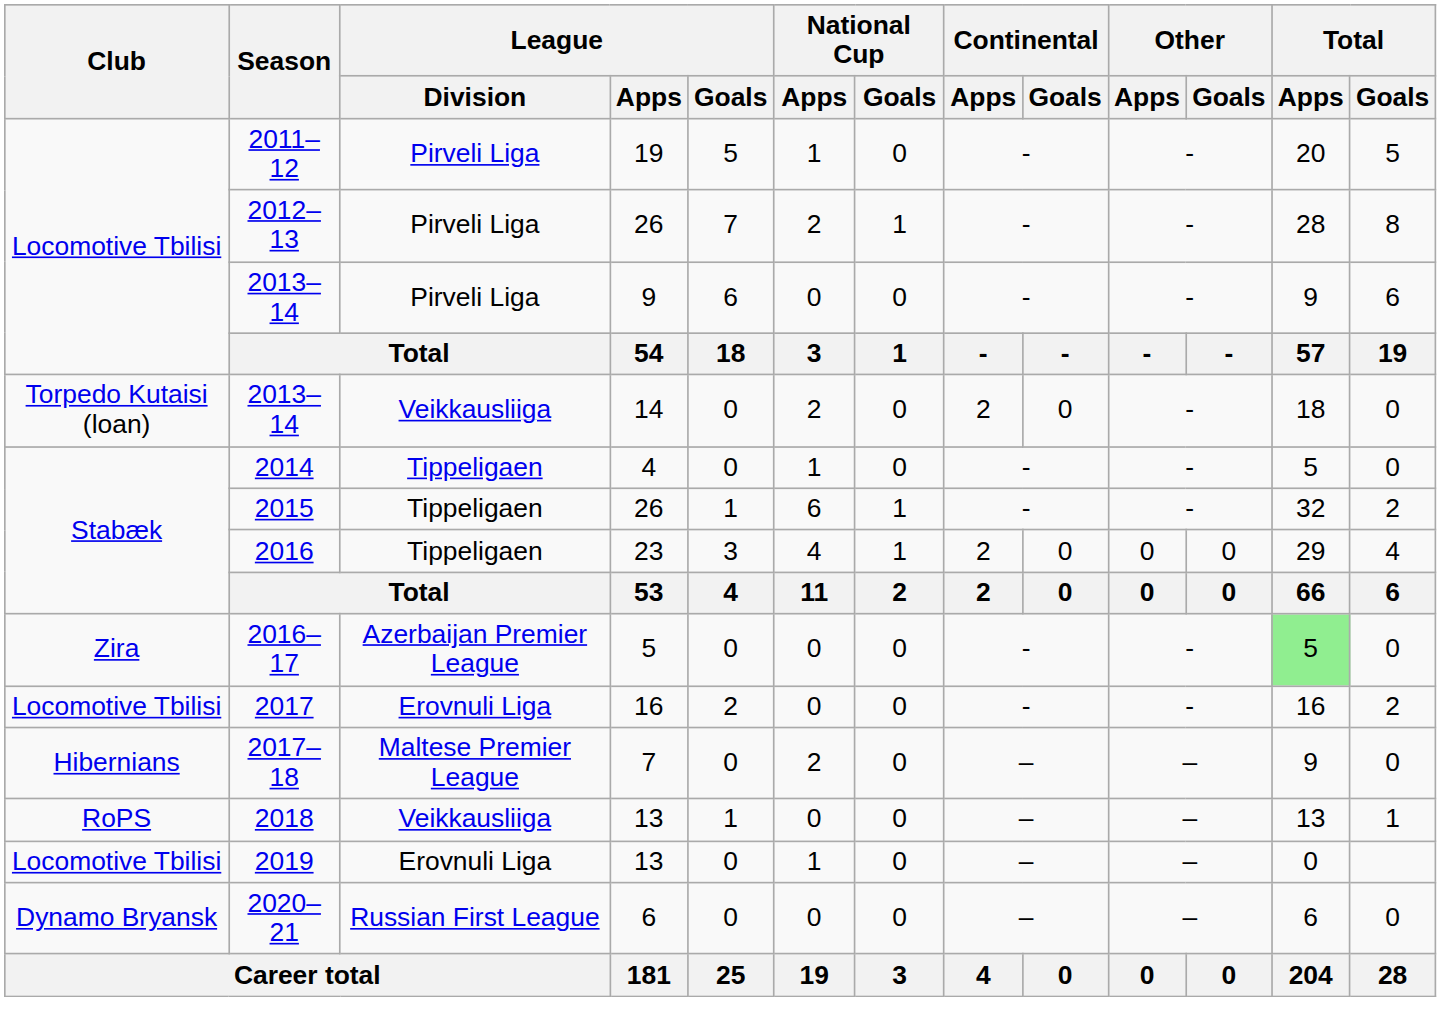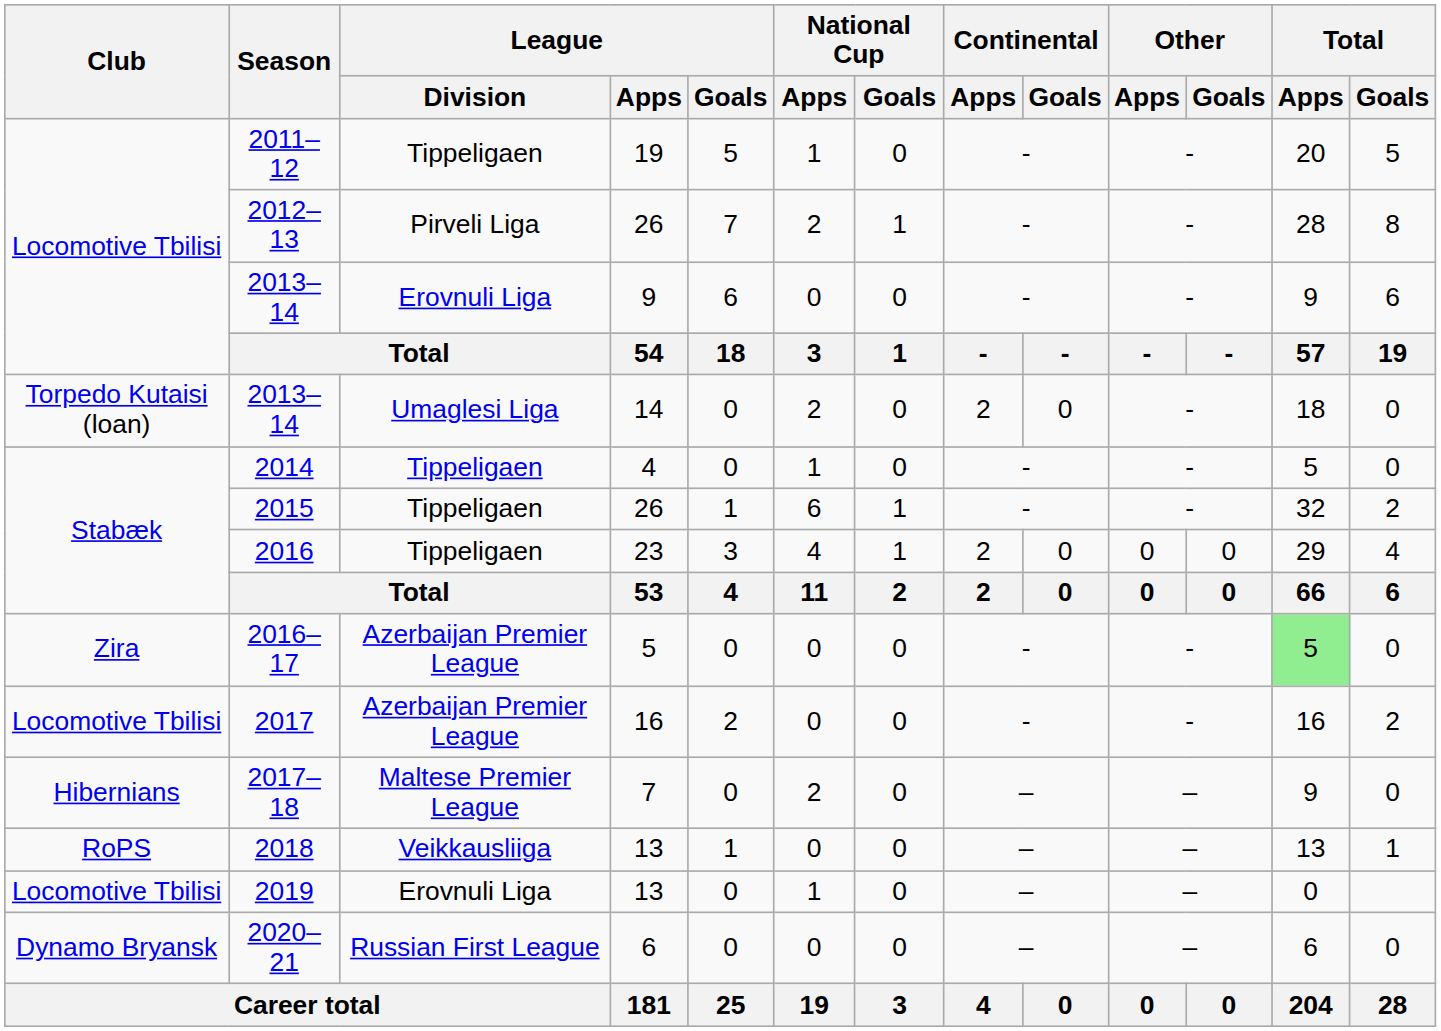(475, 153) Pirveli Liga -> (475, 153) Tippeligaen
(475, 296) Pirveli Liga -> (475, 296) Erovnuli Liga
(475, 410) Veikkausliiga -> (475, 410) Umaglesi Liga
(475, 706) Erovnuli Liga -> (475, 720) Azerbaijan Premier League
